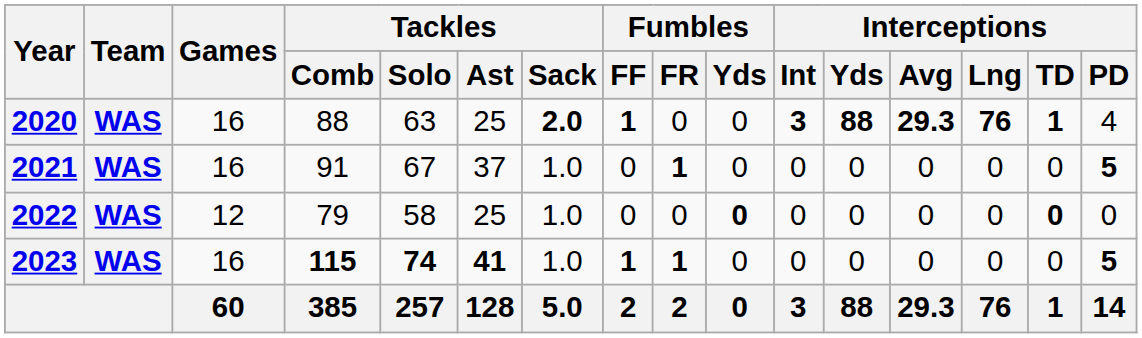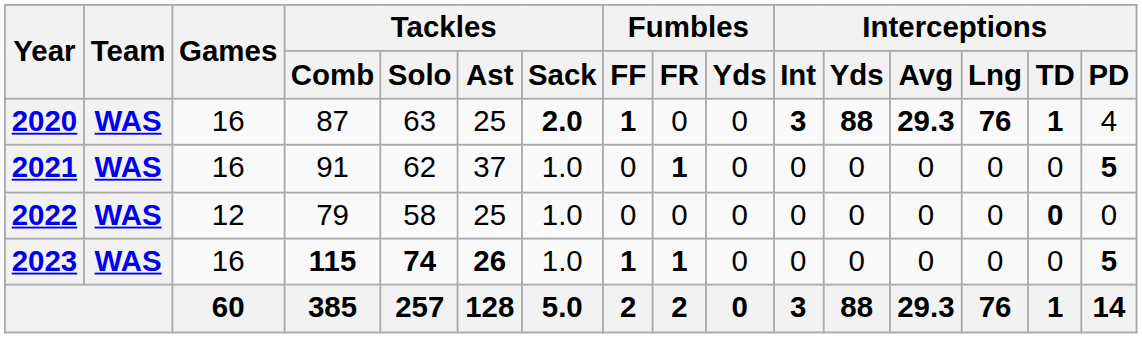(333, 121) 88 -> (333, 121) 87
(420, 167) 67 -> (420, 167) 62
(740, 214) bold -> (740, 214) normal
(490, 261) 41 -> (490, 261) 26
